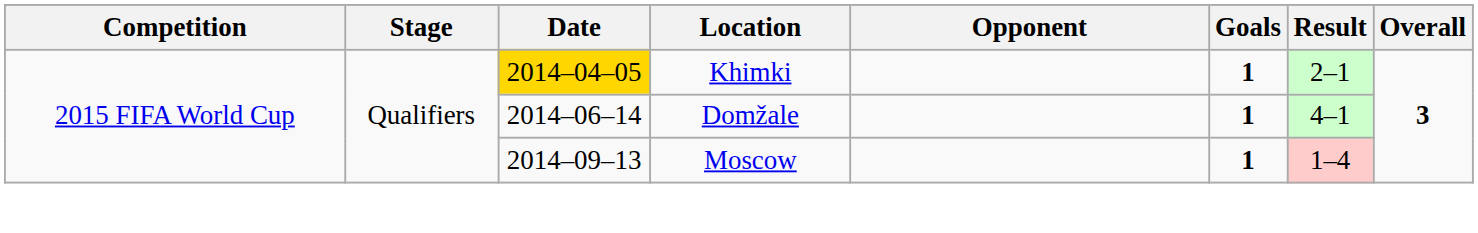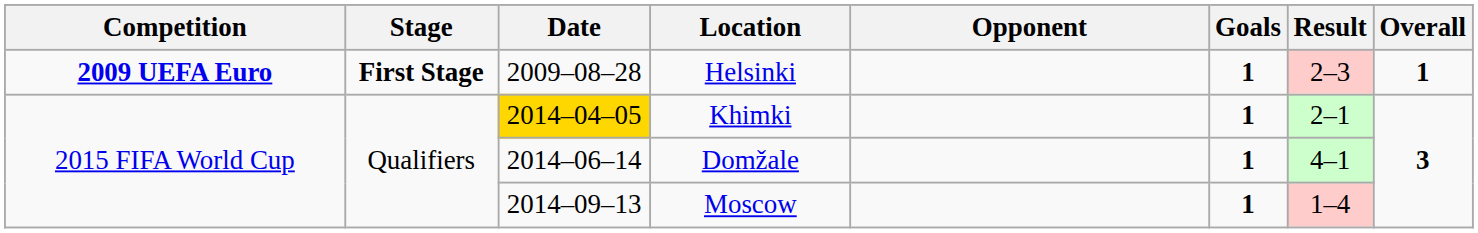+ row: (750, 71)
